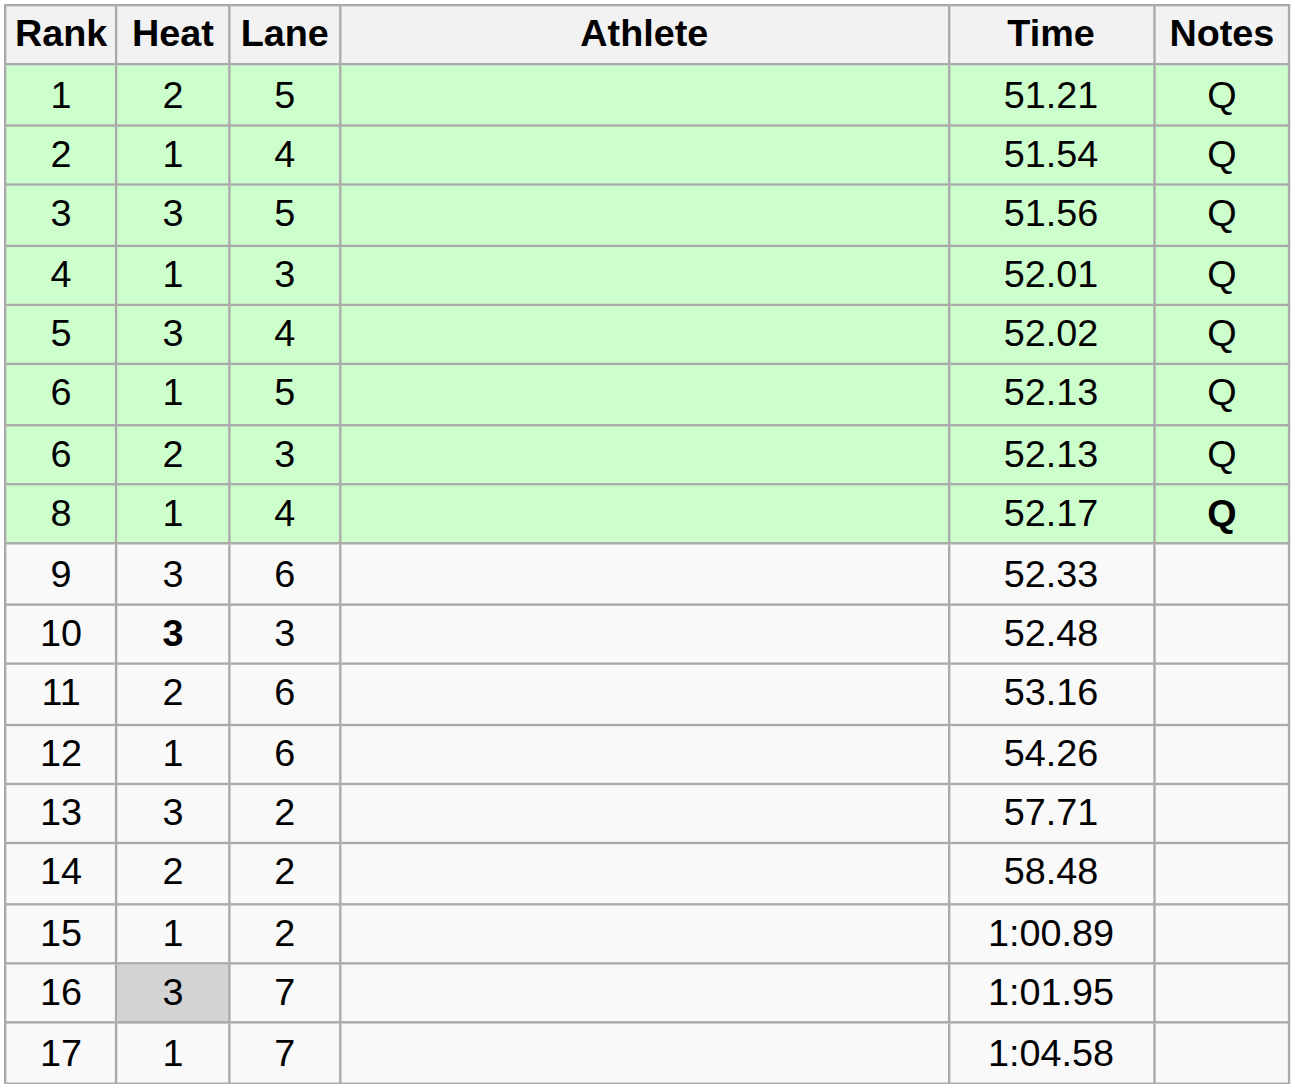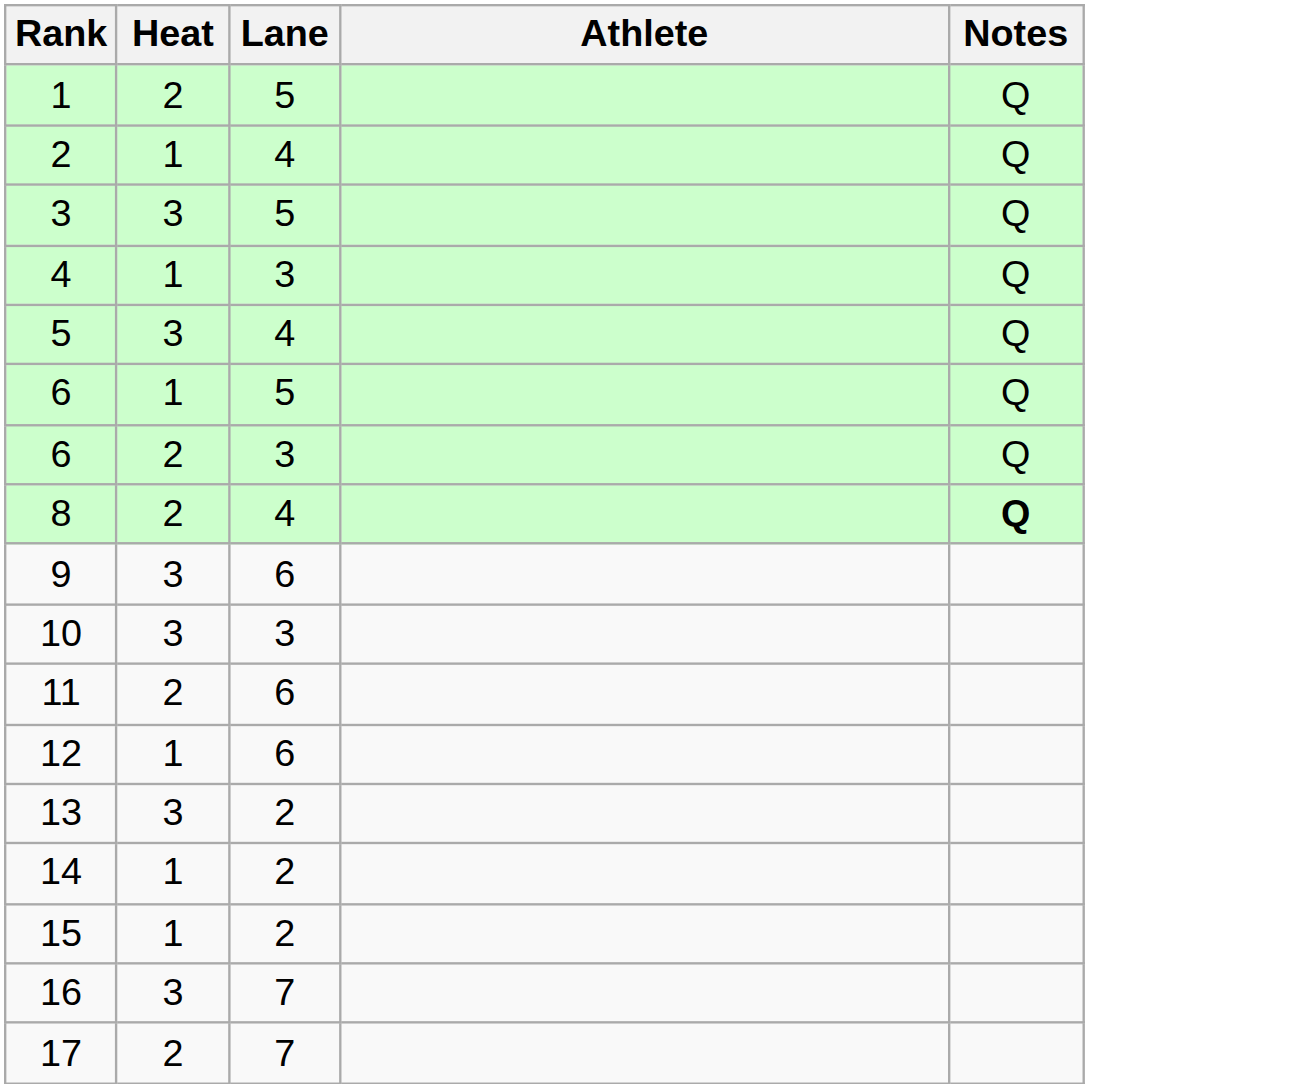- column: (1051, 34)
(173, 513) 1 -> (173, 513) 2
(173, 633) bold -> (173, 633) normal
(173, 872) 2 -> (173, 872) 1
(173, 992) lightgrey background -> (173, 992) no background
(173, 1052) 1 -> (173, 1052) 2
